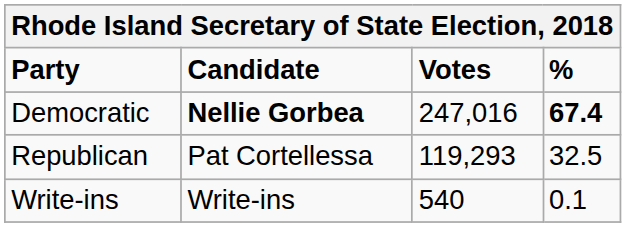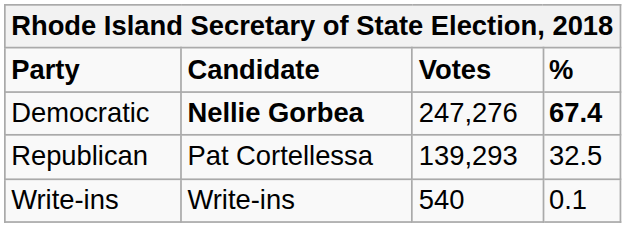(468, 112) 247,016 -> (468, 112) 247,276
(467, 156) 119,293 -> (468, 156) 139,293
